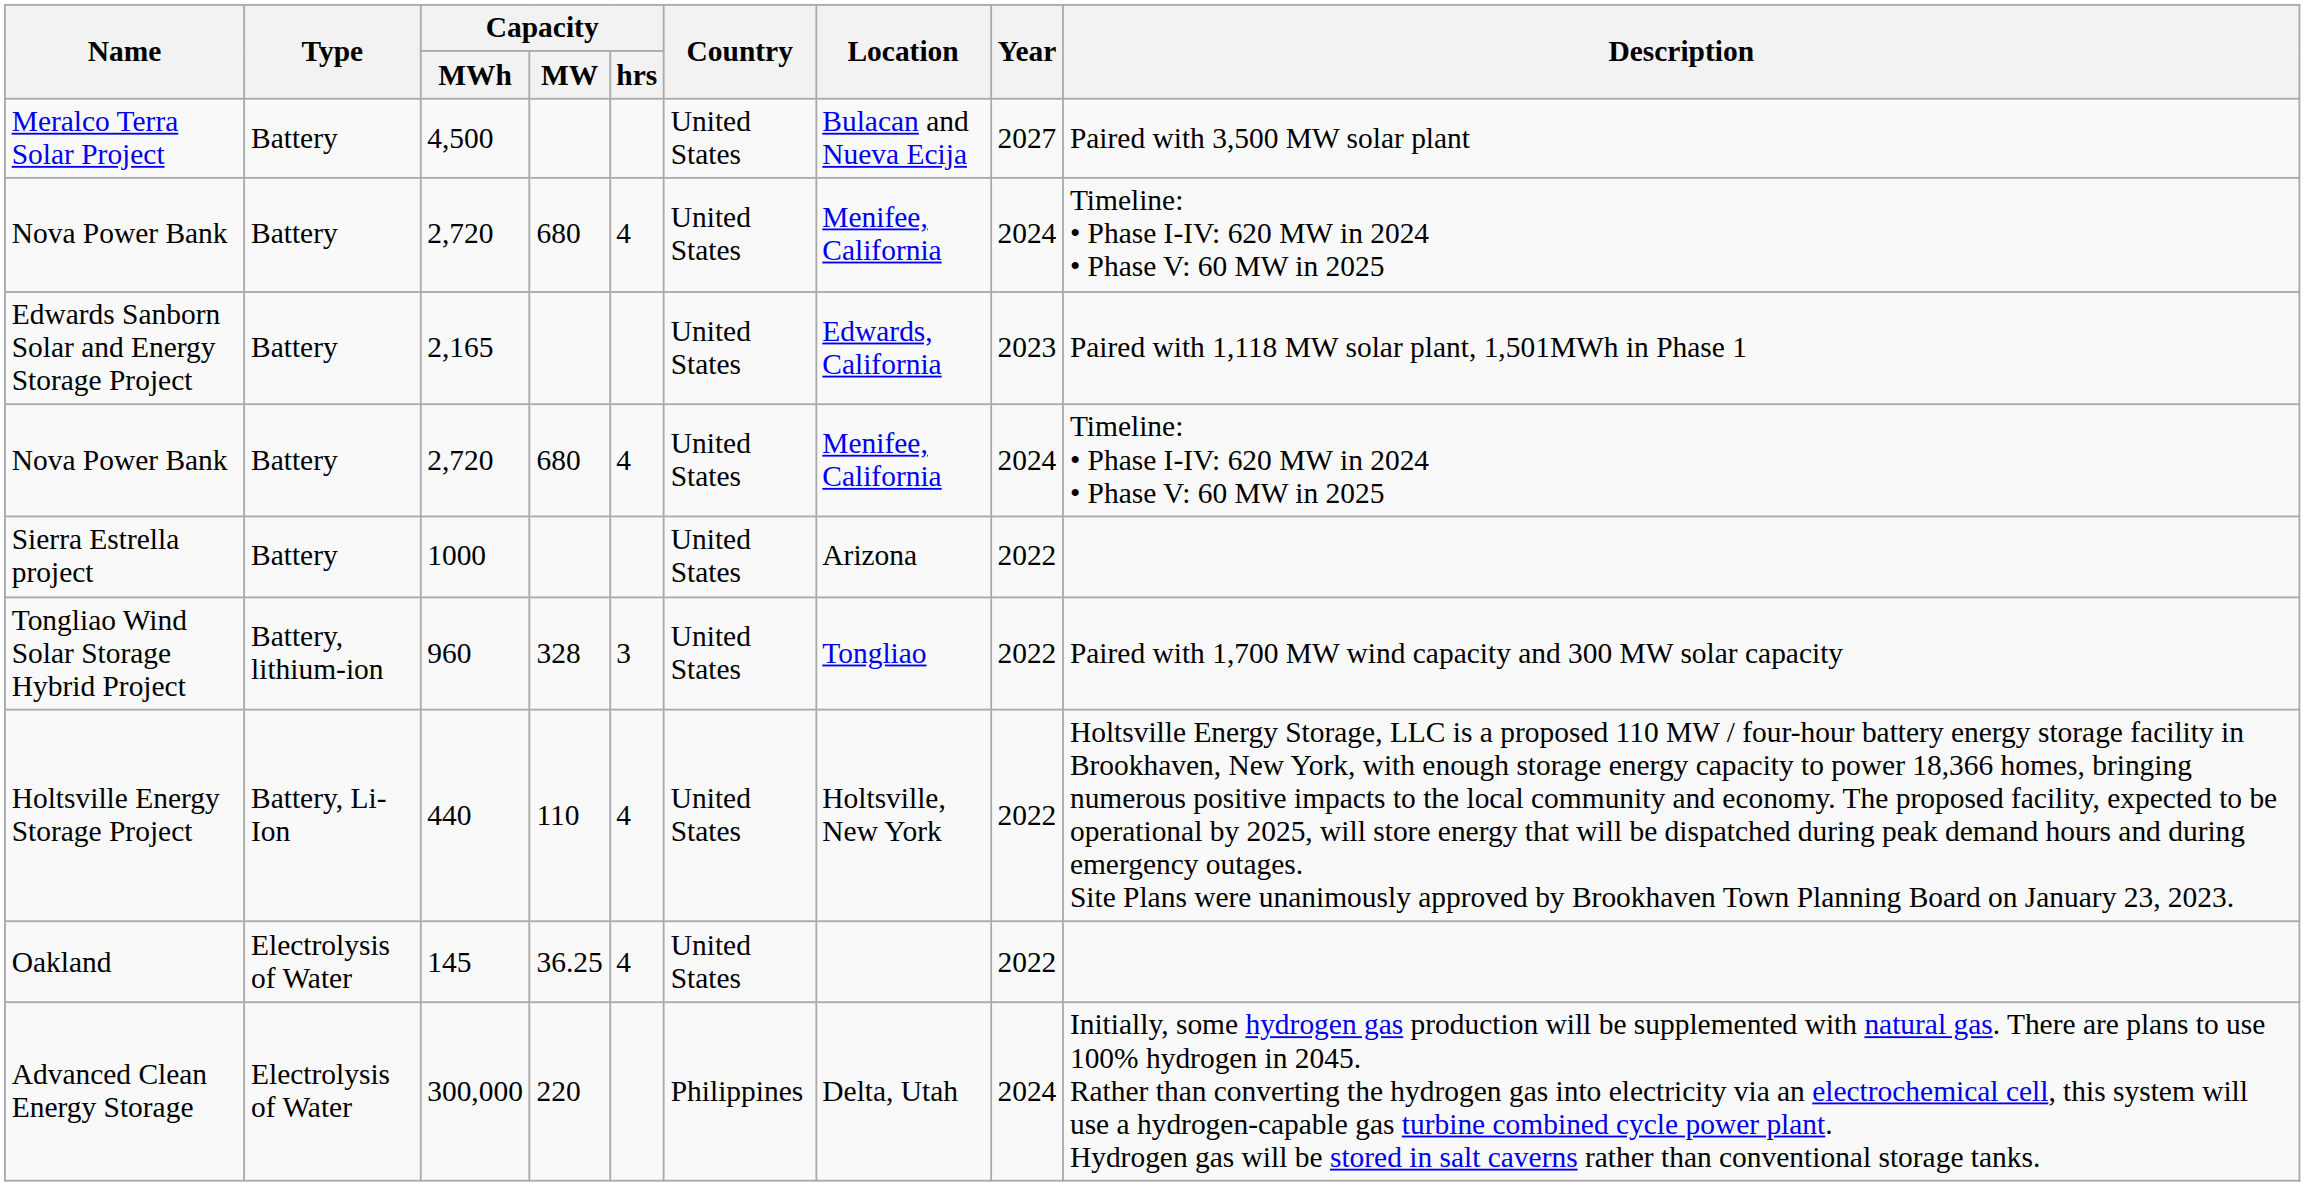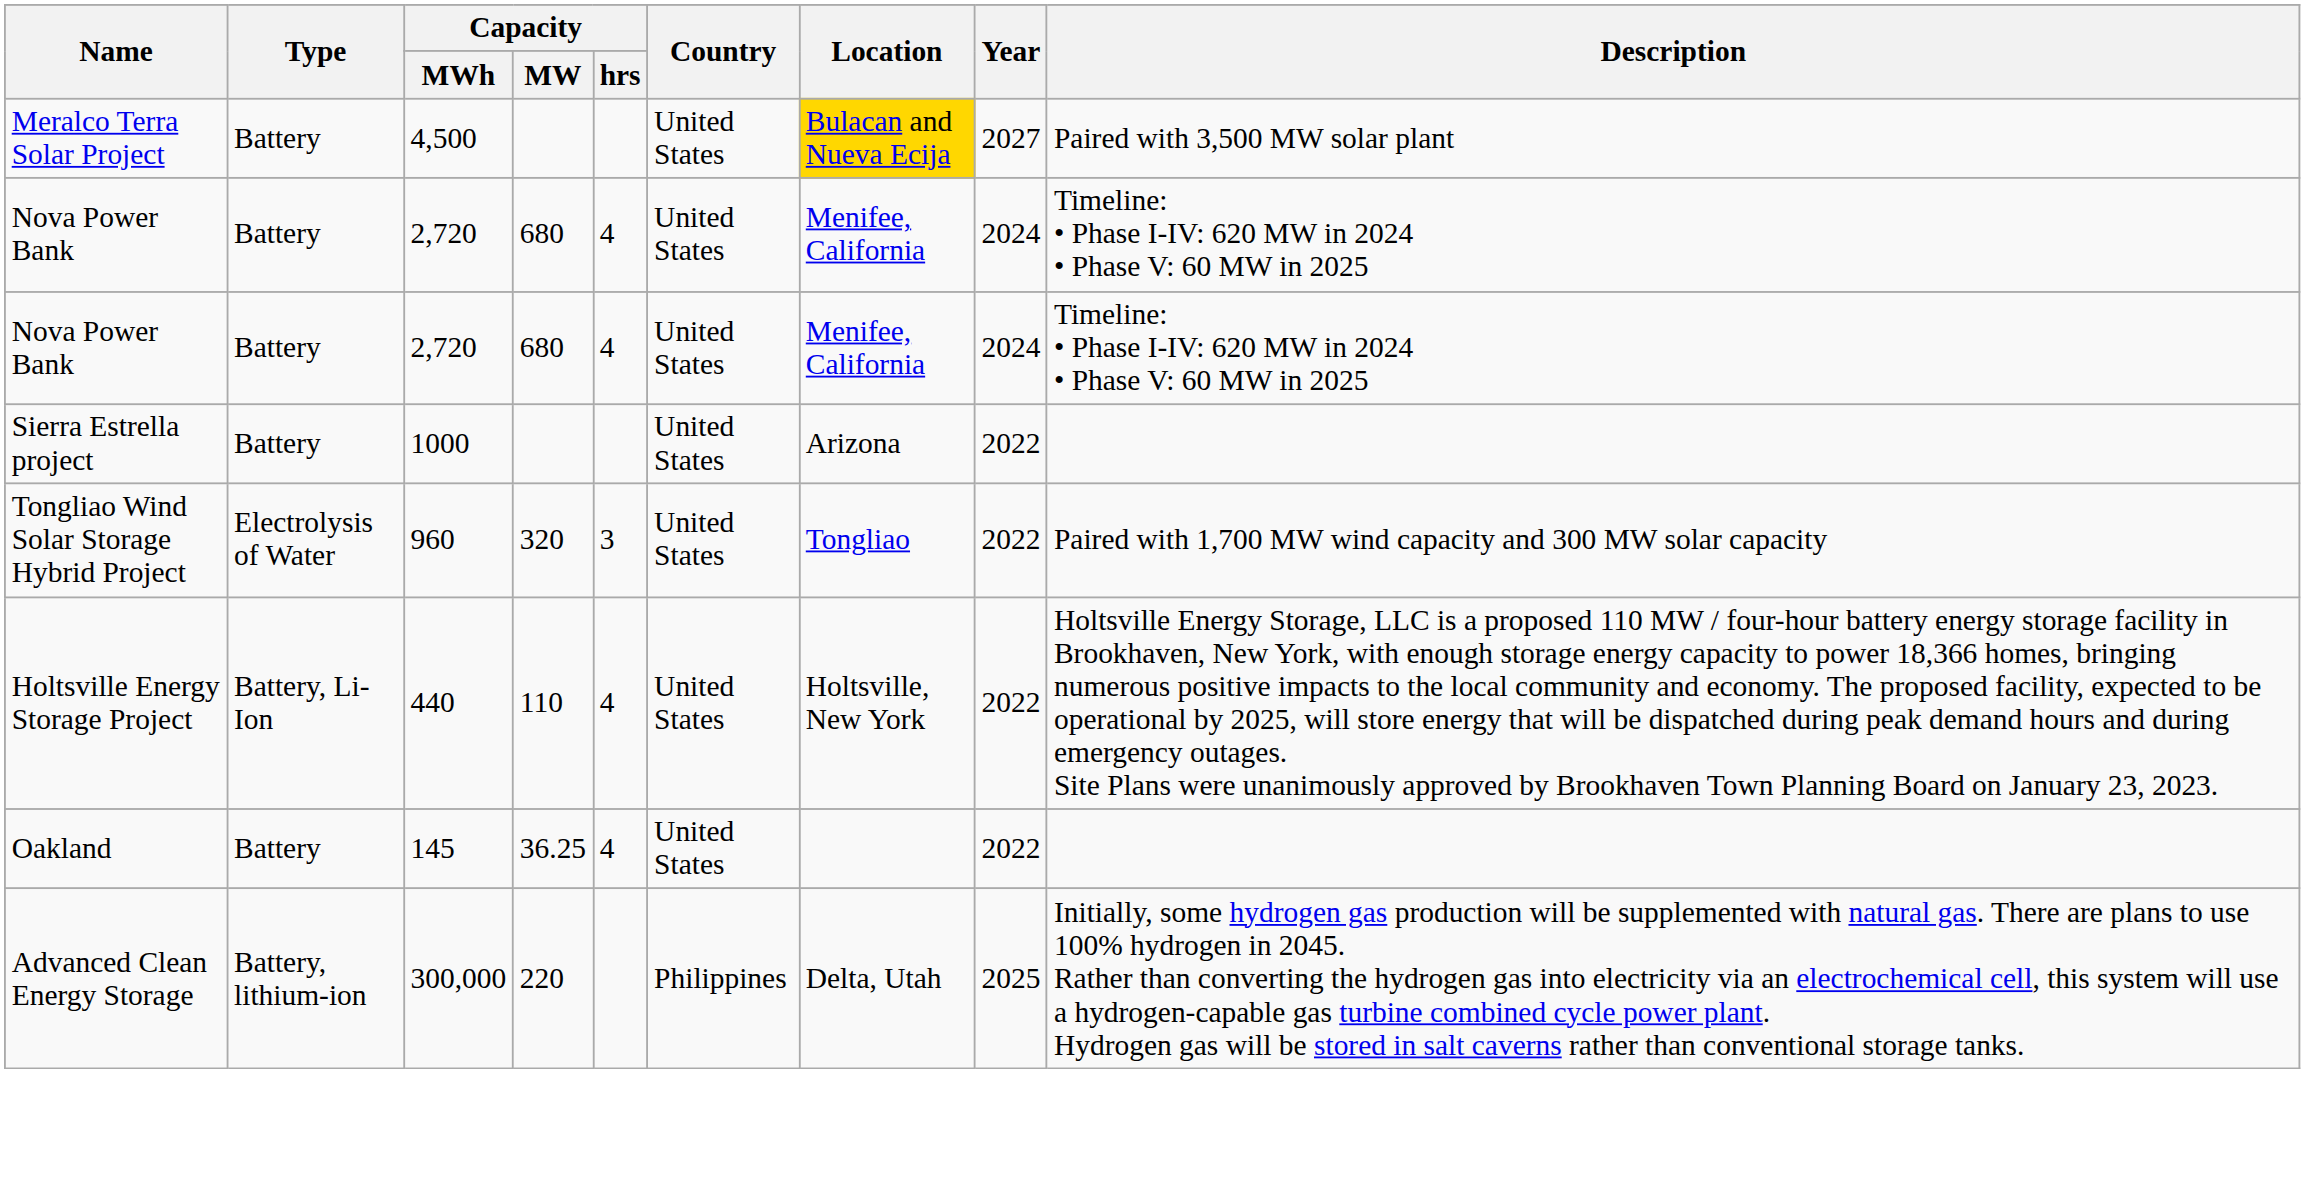(895, 137) no background -> (879, 137) gold background
- row: (116, 347)
(317, 652) Battery, lithium-ion -> (304, 539) Electrolysis of Water
(559, 652) 328 -> (542, 539) 320
(321, 961) Electrolysis of Water -> (277, 848) Battery
(321, 1090) Electrolysis of Water -> (300, 977) Battery, lithium-ion
(1027, 1090) 2024 -> (1011, 977) 2025
